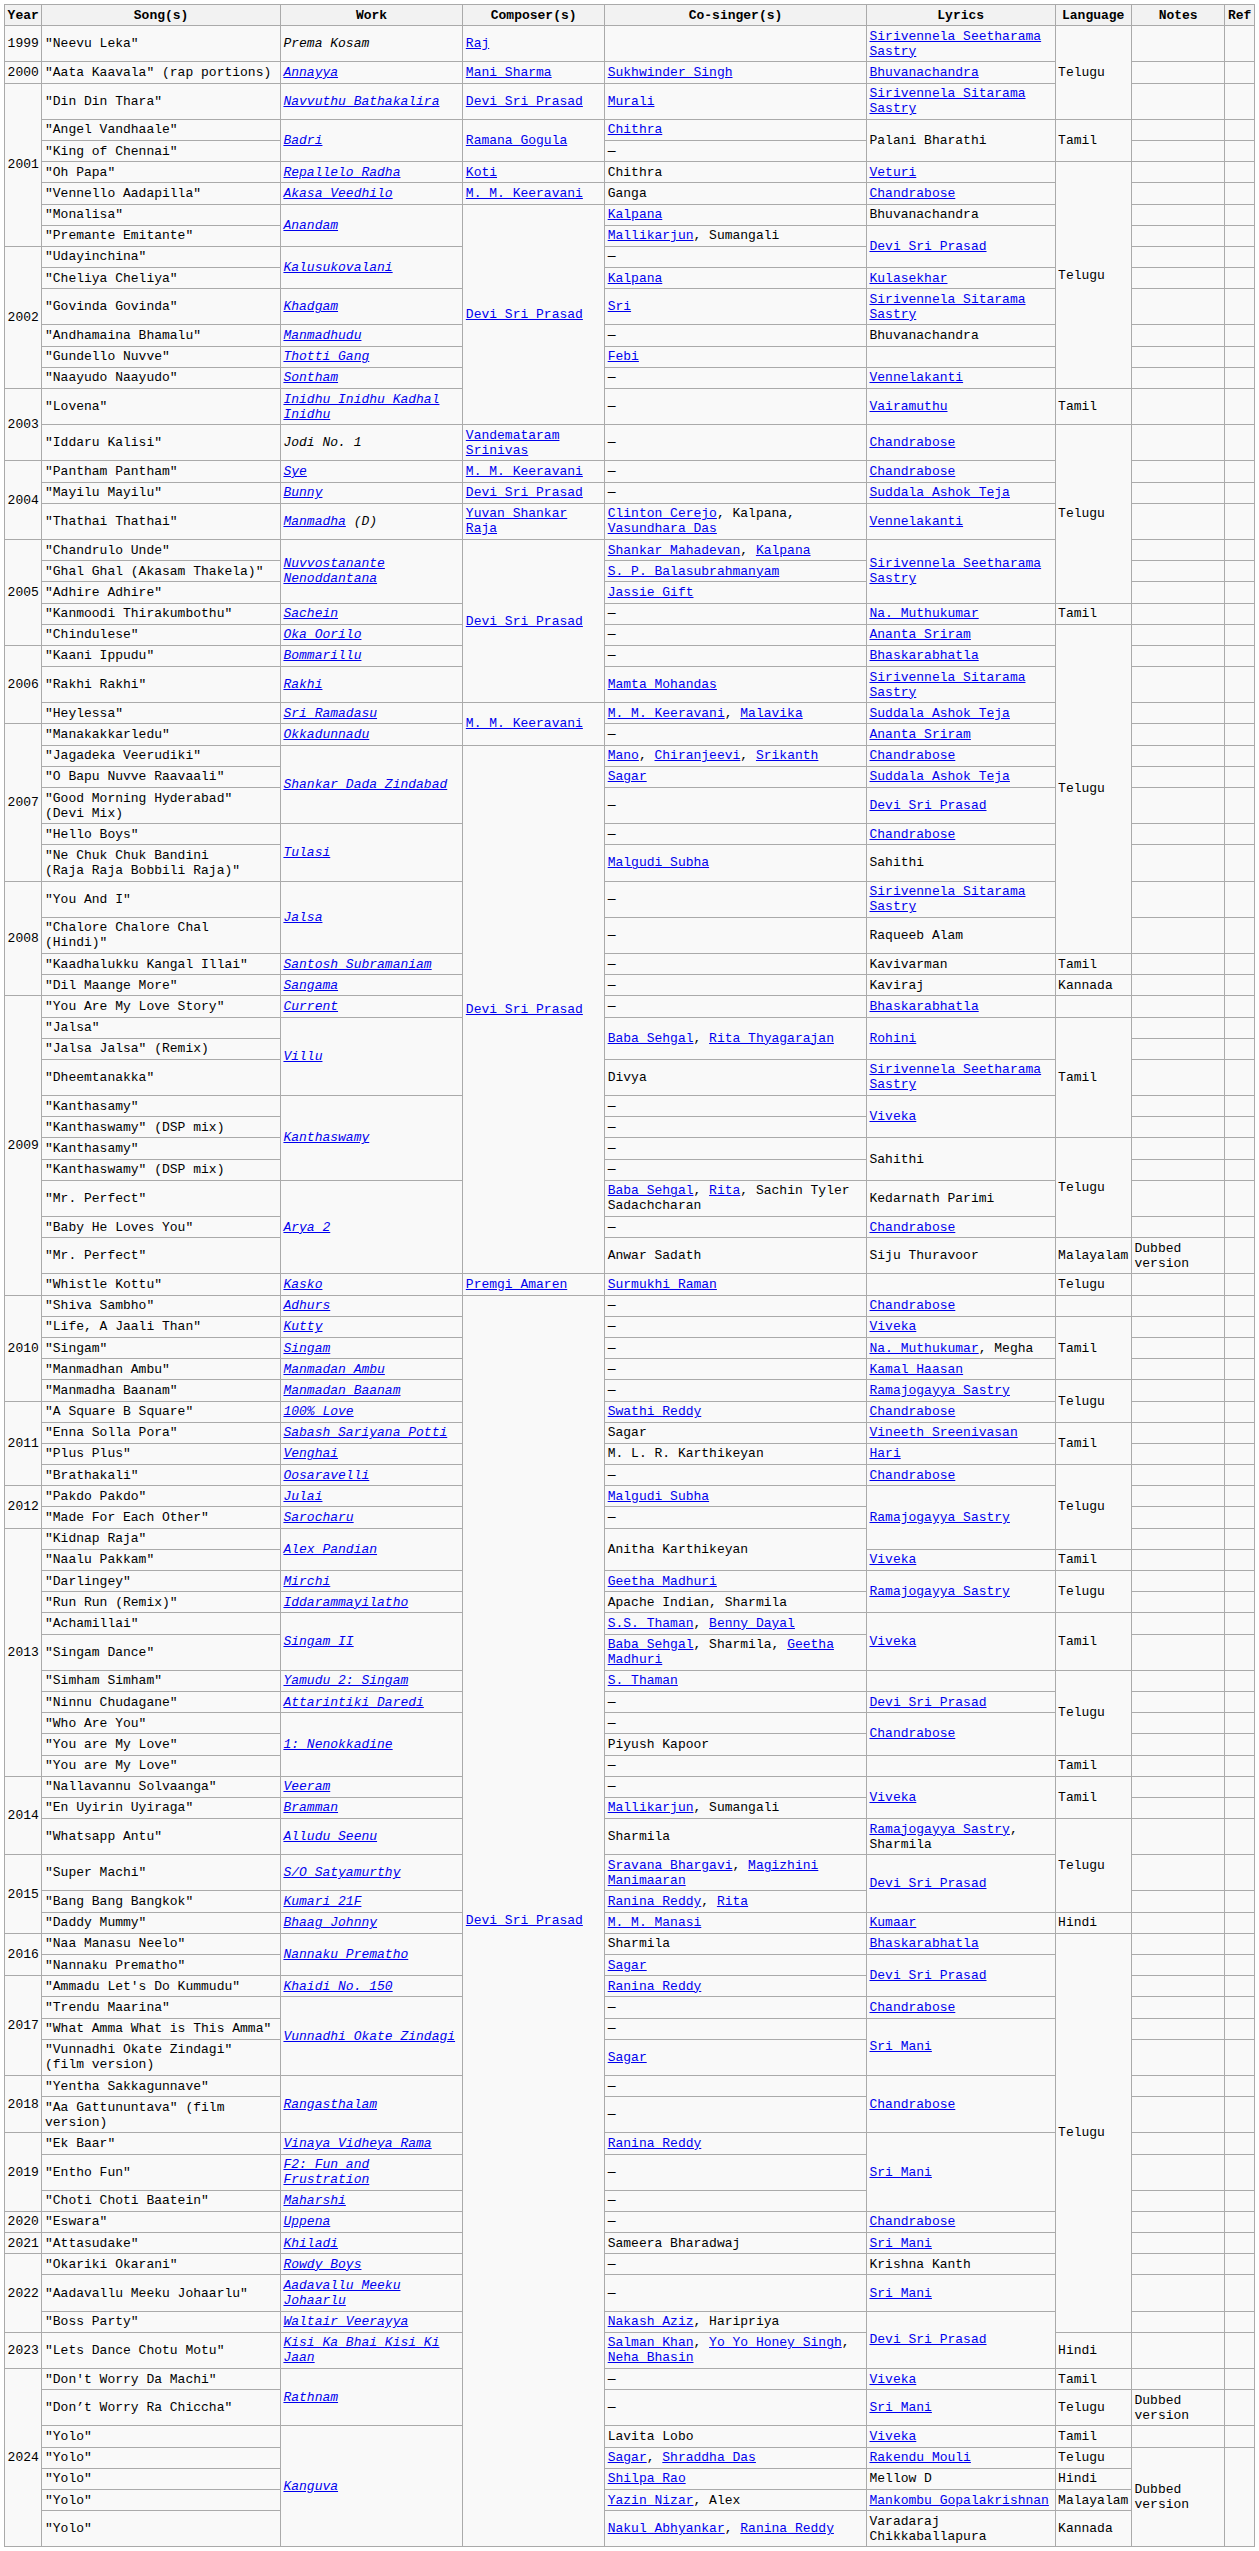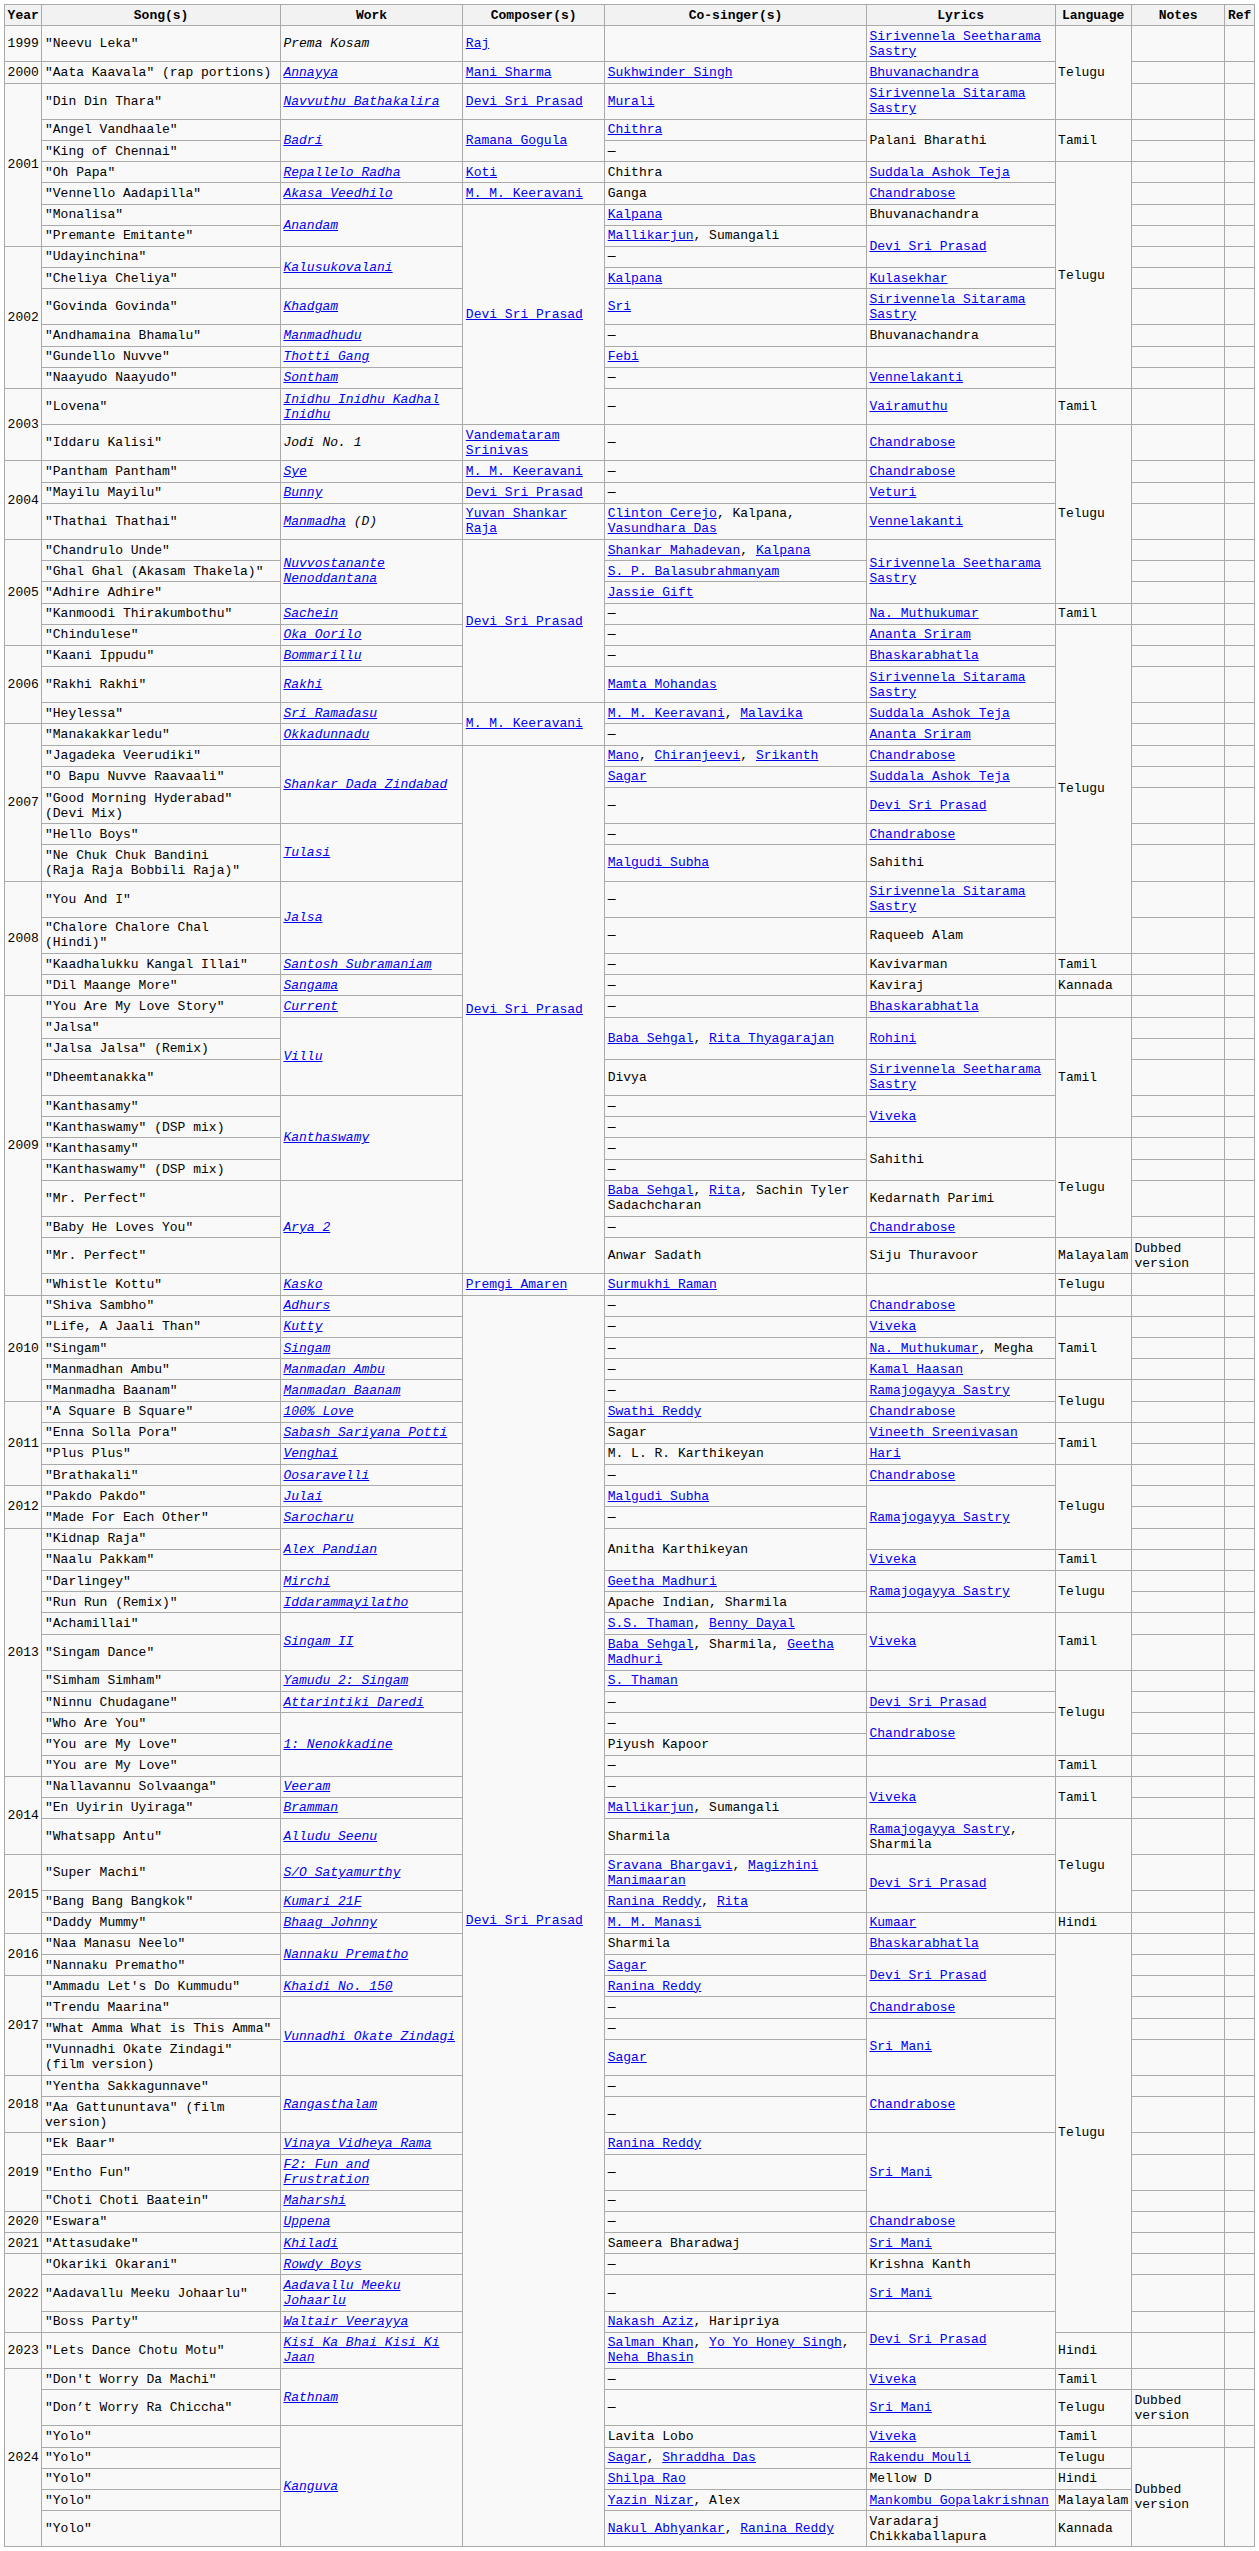(893, 172) Veturi -> (940, 172) Suddala Ashok Teja
(940, 493) Suddala Ashok Teja -> (893, 493) Veturi
